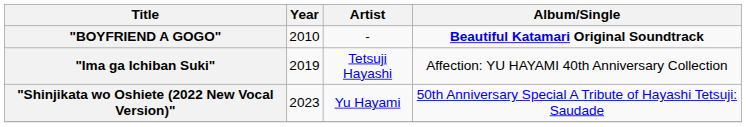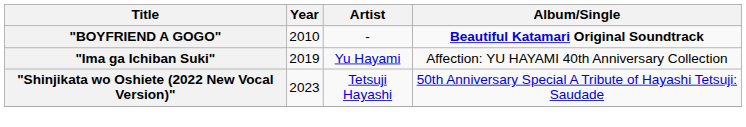(368, 66) Tetsuji Hayashi -> (368, 58) Yu Hayami
(368, 102) Yu Hayami -> (368, 87) Tetsuji Hayashi
